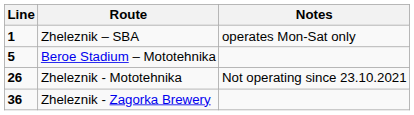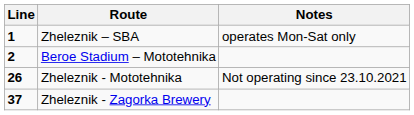(11, 57) 5 -> (11, 57) 2
(15, 99) 36 -> (15, 99) 37
